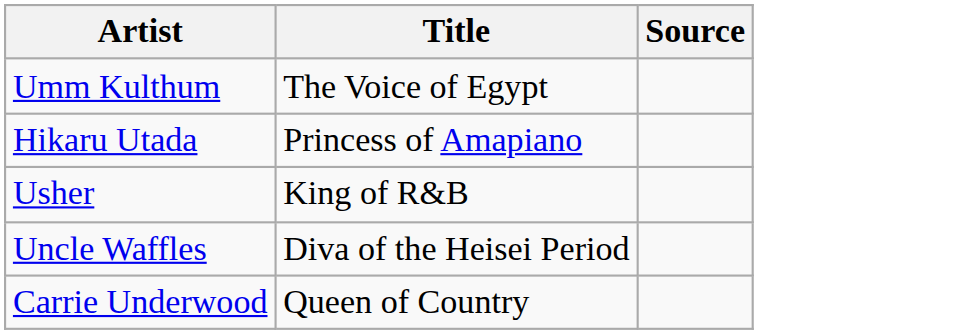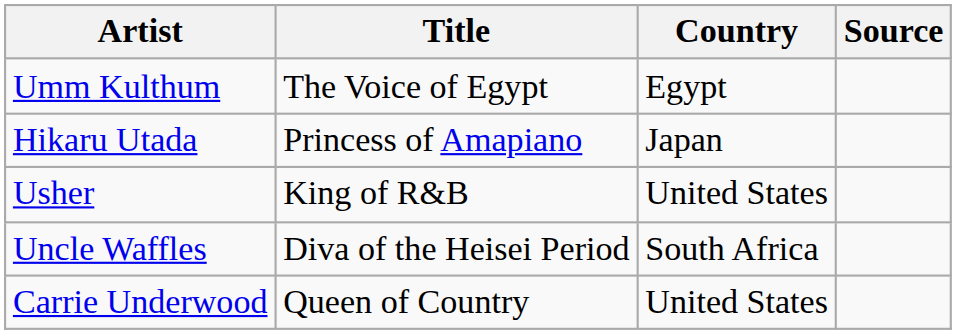+ column: (737, 31)
